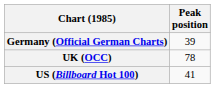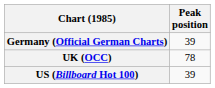(190, 74) 41 -> (190, 74) 39
